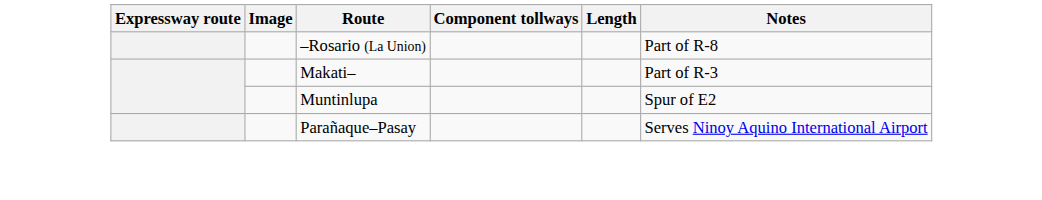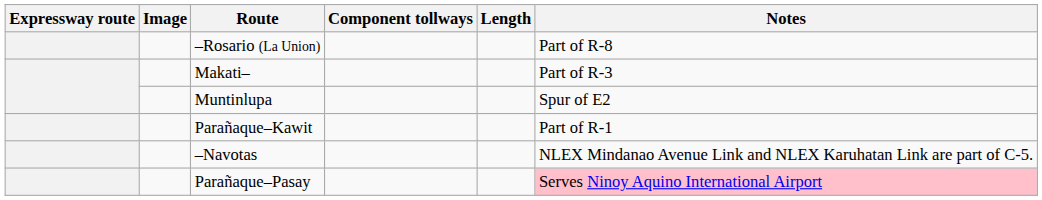+ row: (254, 127)
+ row: (226, 154)
(786, 127) no background -> (681, 182) pink background
